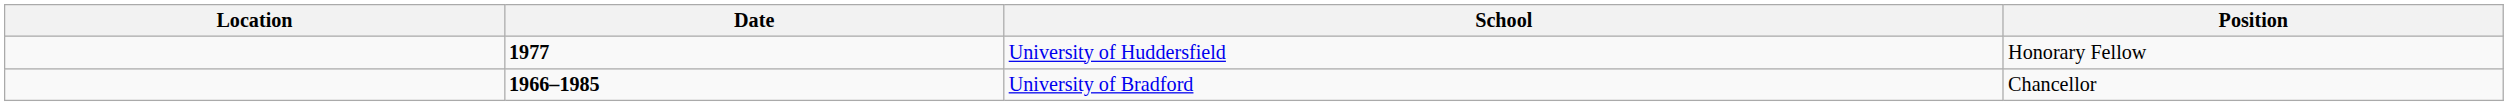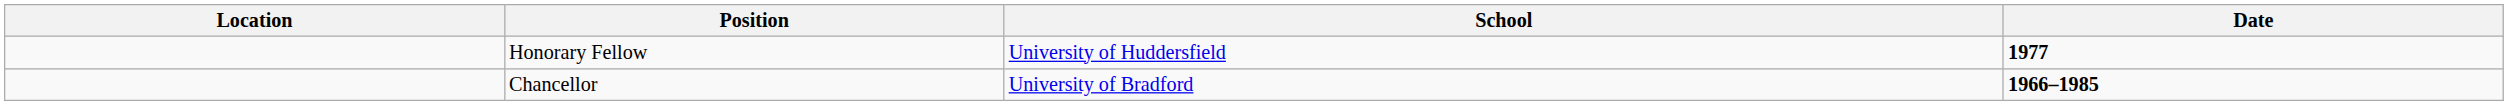columns swapped: (754, 20) <-> (2253, 20)
